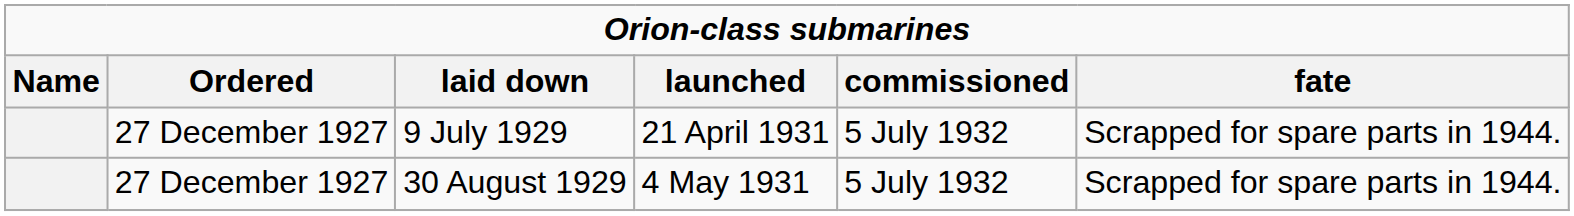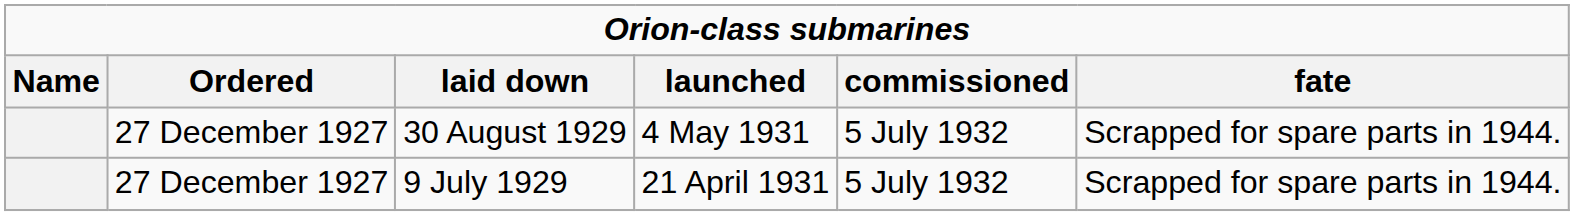rows swapped: (485, 132) <-> (515, 183)
